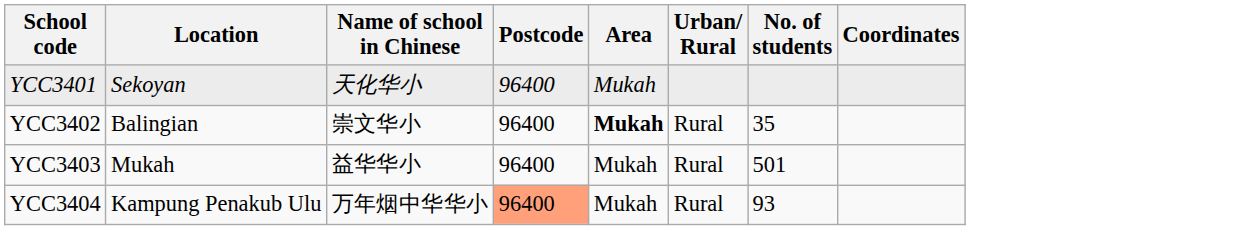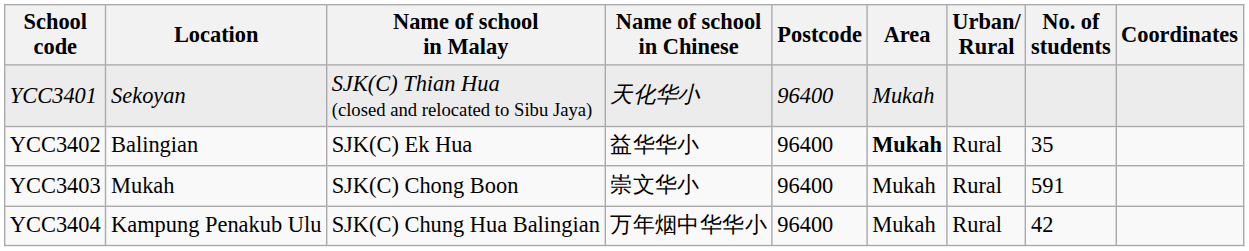+ column: (466, 34)
(376, 124) 崇文华小 -> (655, 145) 益华华小
(376, 163) 益华华小 -> (655, 184) 崇文华小
(769, 164) 501 -> (1048, 185) 591
(527, 204) lightsalmon background -> (805, 225) no background
(764, 204) 93 -> (1042, 225) 42
